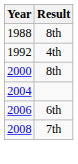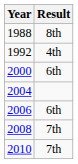(54, 71) 8th -> (54, 71) 6th
+ row: (19, 149)
